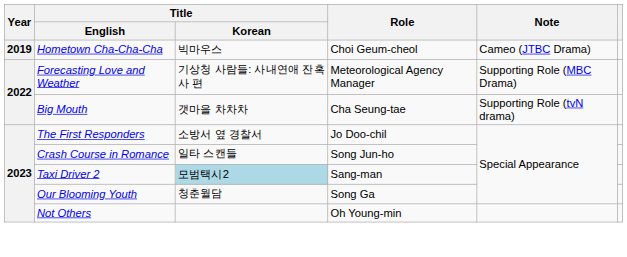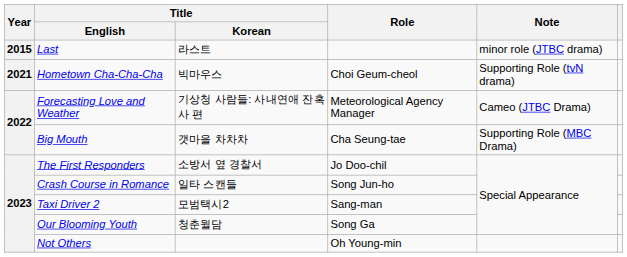+ row: (48, 49)
(19, 49) 2019 -> (19, 75) 2021
(535, 49) Cameo (JTBC Drama) -> (531, 75) Supporting Role (tvN drama)
(535, 77) Supporting Role (MBC Drama) -> (535, 107) Cameo (JTBC Drama)
(531, 109) Supporting Role (tvN drama) -> (535, 139) Supporting Role (MBC Drama)
(203, 174) lightblue background -> (203, 204) no background
